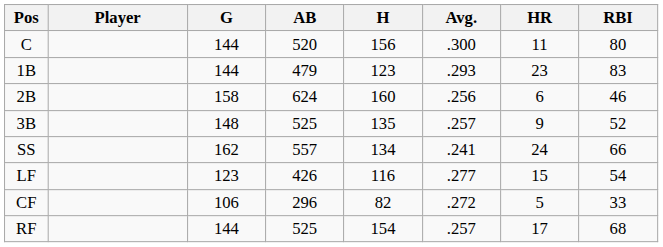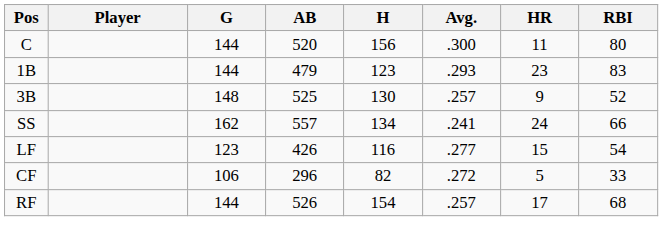- row: (26, 96)
(383, 123) 135 -> (383, 96) 130
(305, 228) 525 -> (305, 202) 526
